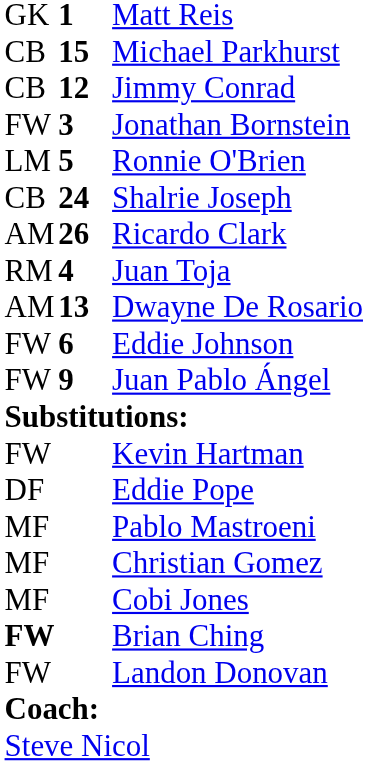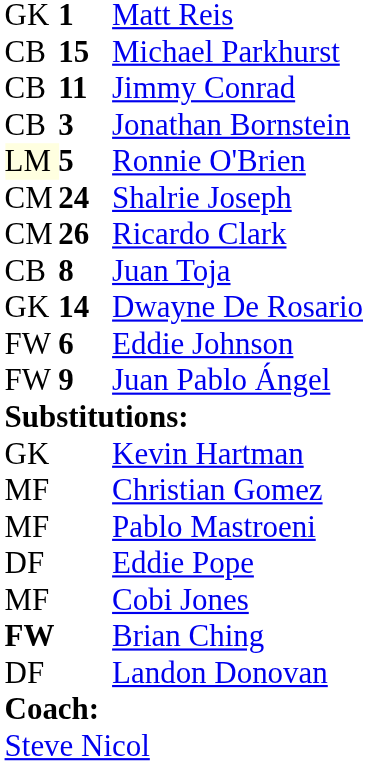(74, 87) 12 -> (73, 87) 11
(28, 124) FW -> (25, 124) CB
(28, 160) no background -> (28, 160) lightyellow background
(25, 197) CB -> (29, 197) CM
(30, 234) AM -> (29, 234) CM
(29, 270) RM -> (25, 270) CB
(66, 270) 4 -> (66, 270) 8
(30, 307) AM -> (27, 307) GK
(74, 307) 13 -> (74, 307) 14
(28, 453) FW -> (27, 453) GK
rows swapped: (183, 489) <-> (217, 562)
(28, 672) FW -> (24, 672) DF
